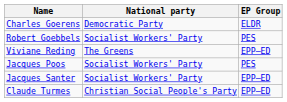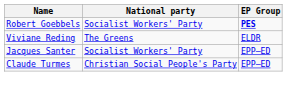- row: (43, 24)
(248, 38) normal -> (248, 24) bold
(256, 51) EPP–ED -> (251, 38) ELDR
- row: (36, 64)
